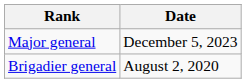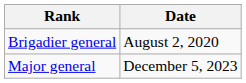rows swapped: (62, 66) <-> (52, 41)
